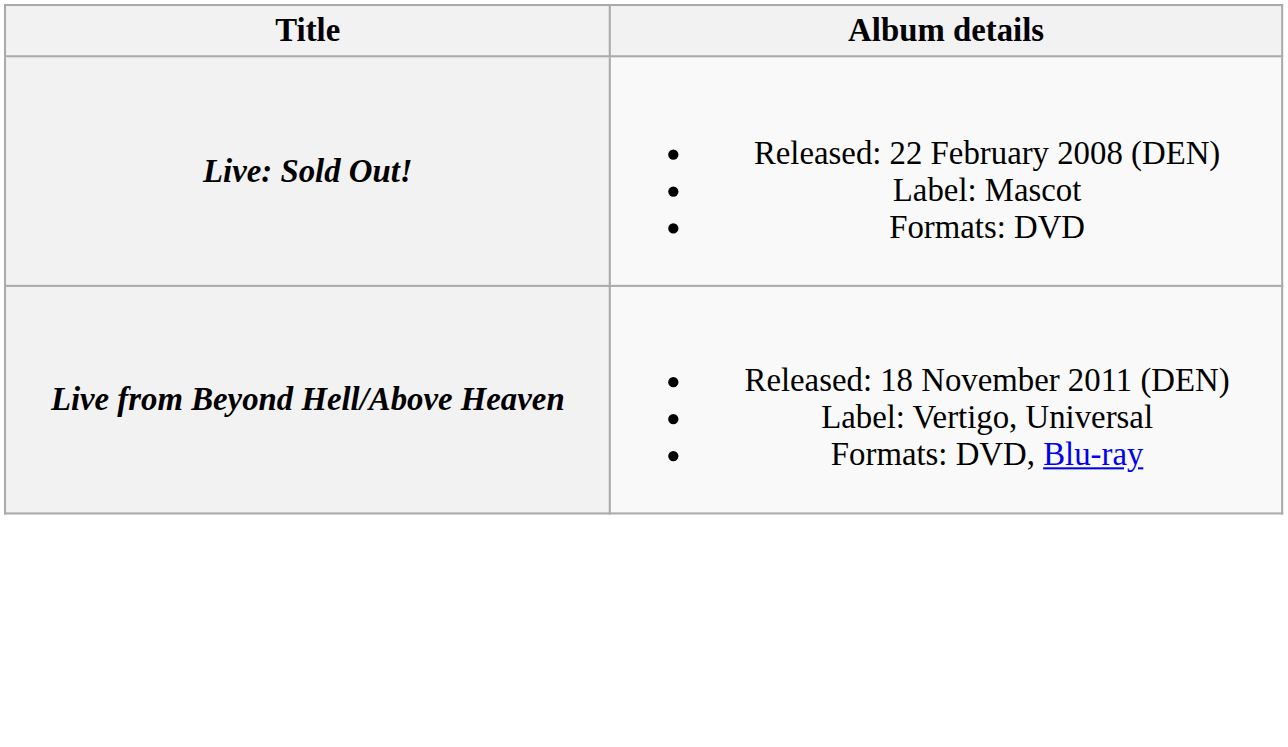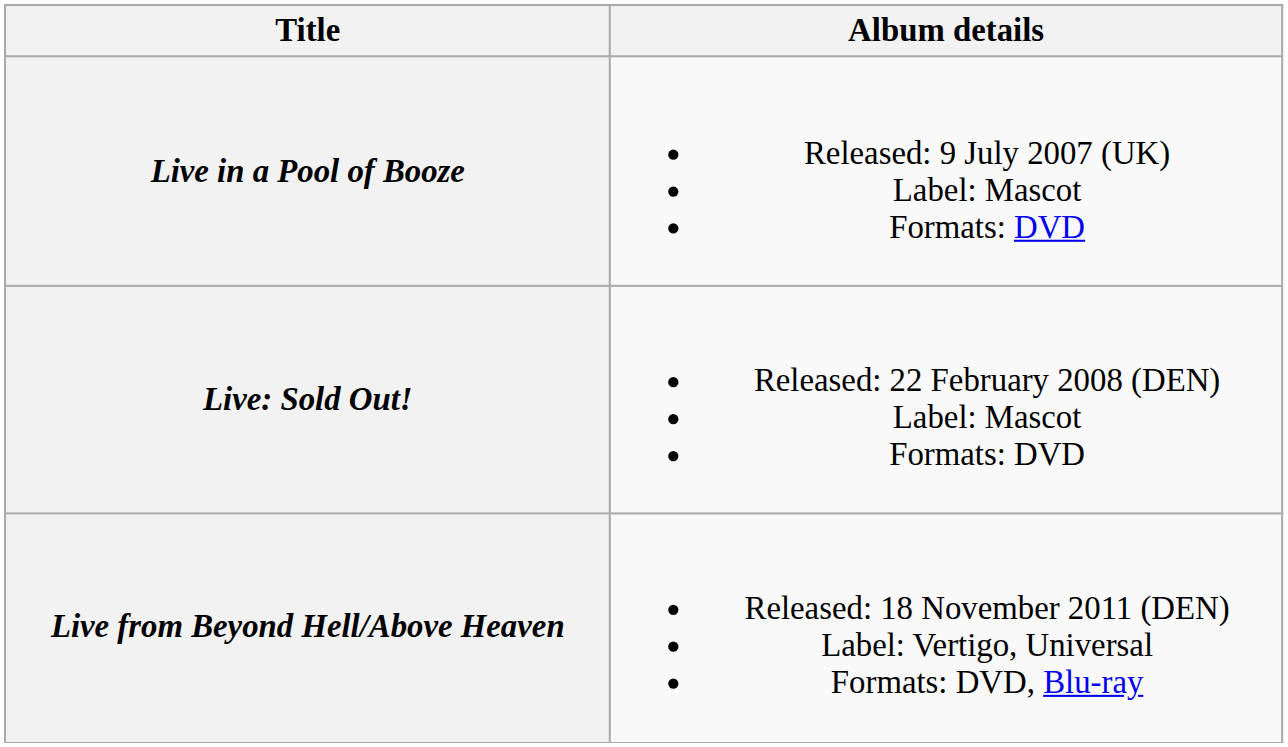+ row: (308, 170)
